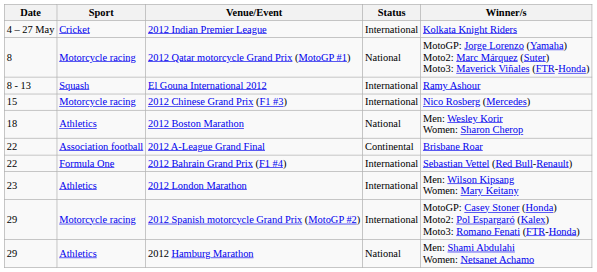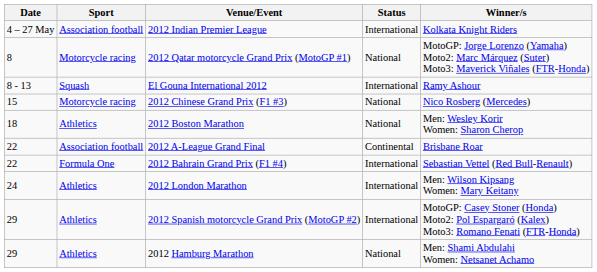(74, 29) Cricket -> (101, 29) Association football
(392, 102) International -> (383, 102) National
(12, 185) 23 -> (12, 185) 24
(97, 219) Motorcycle racing -> (78, 219) Athletics
